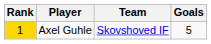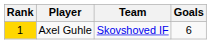(189, 30) 5 -> (189, 30) 6
